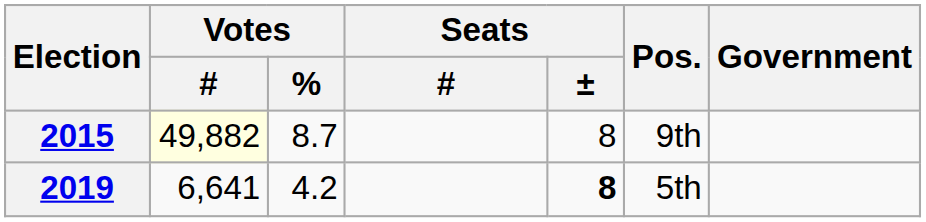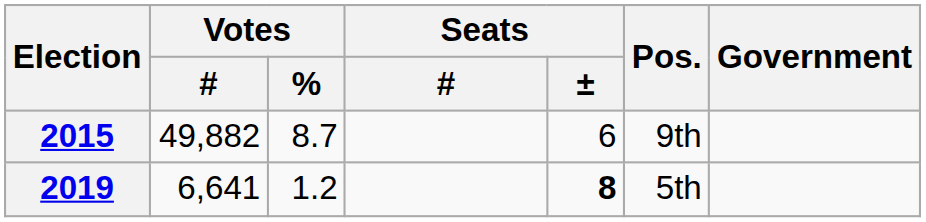(210, 135) lightyellow background -> (210, 135) no background
(607, 135) 8 -> (607, 135) 6
(315, 188) 4.2 -> (315, 188) 1.2
